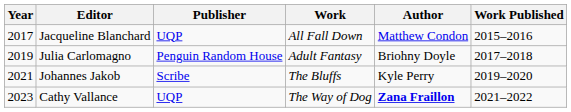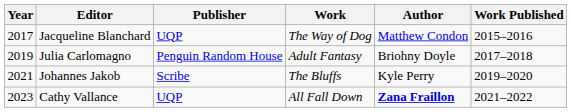(326, 35) All Fall Down -> (330, 35) The Way of Dog
(330, 96) The Way of Dog -> (326, 96) All Fall Down
